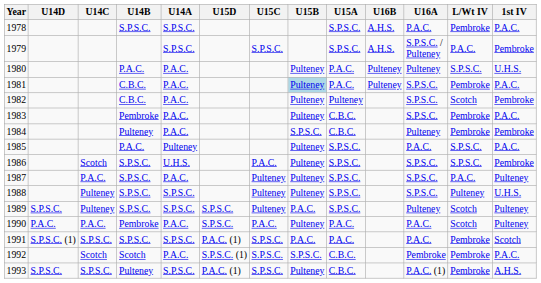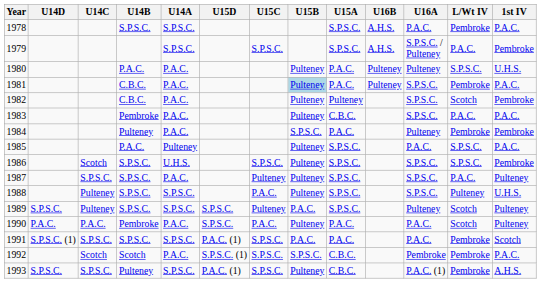(470, 116) Pembroke -> (463, 116) P.A.C.
(342, 131) C.B.C. -> (341, 131) P.A.C.
(264, 162) P.A.C. -> (267, 162) S.P.S.C.
(93, 178) P.A.C. -> (96, 178) S.P.S.C.
(269, 193) Pulteney -> (264, 193) P.A.C.
